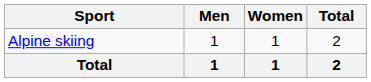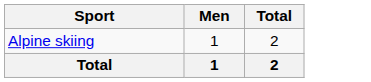- column: (275, 16)
